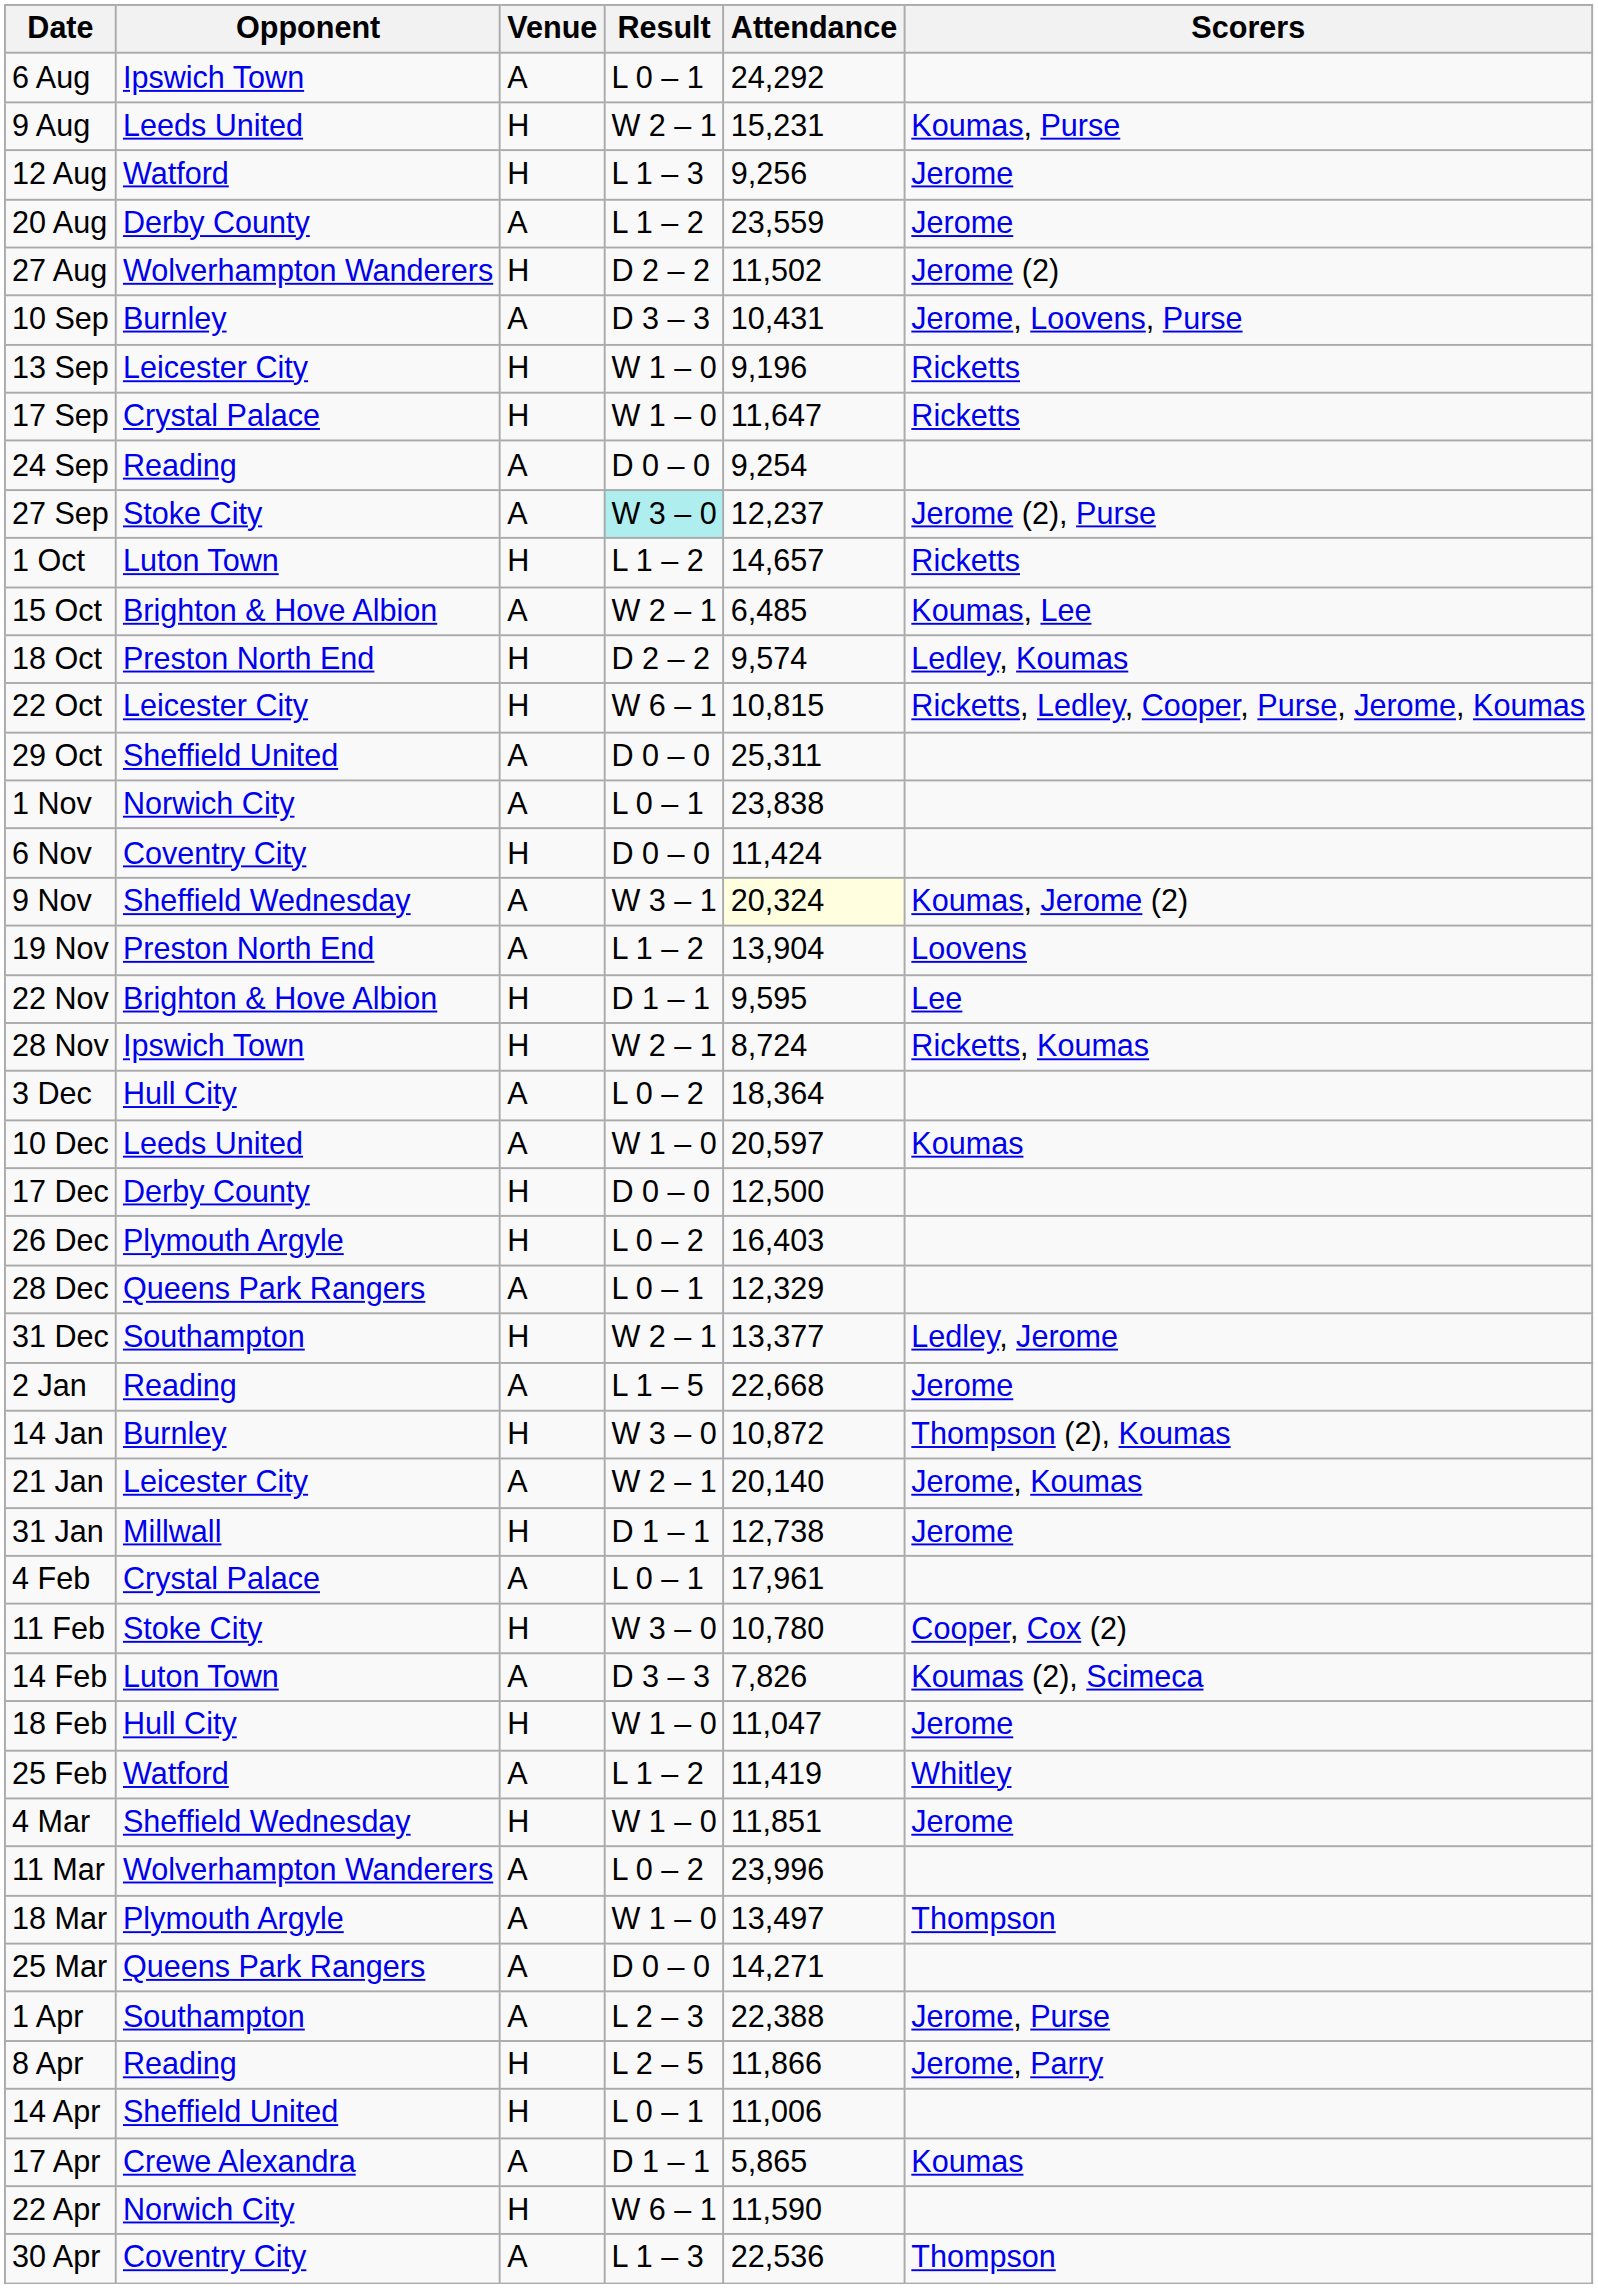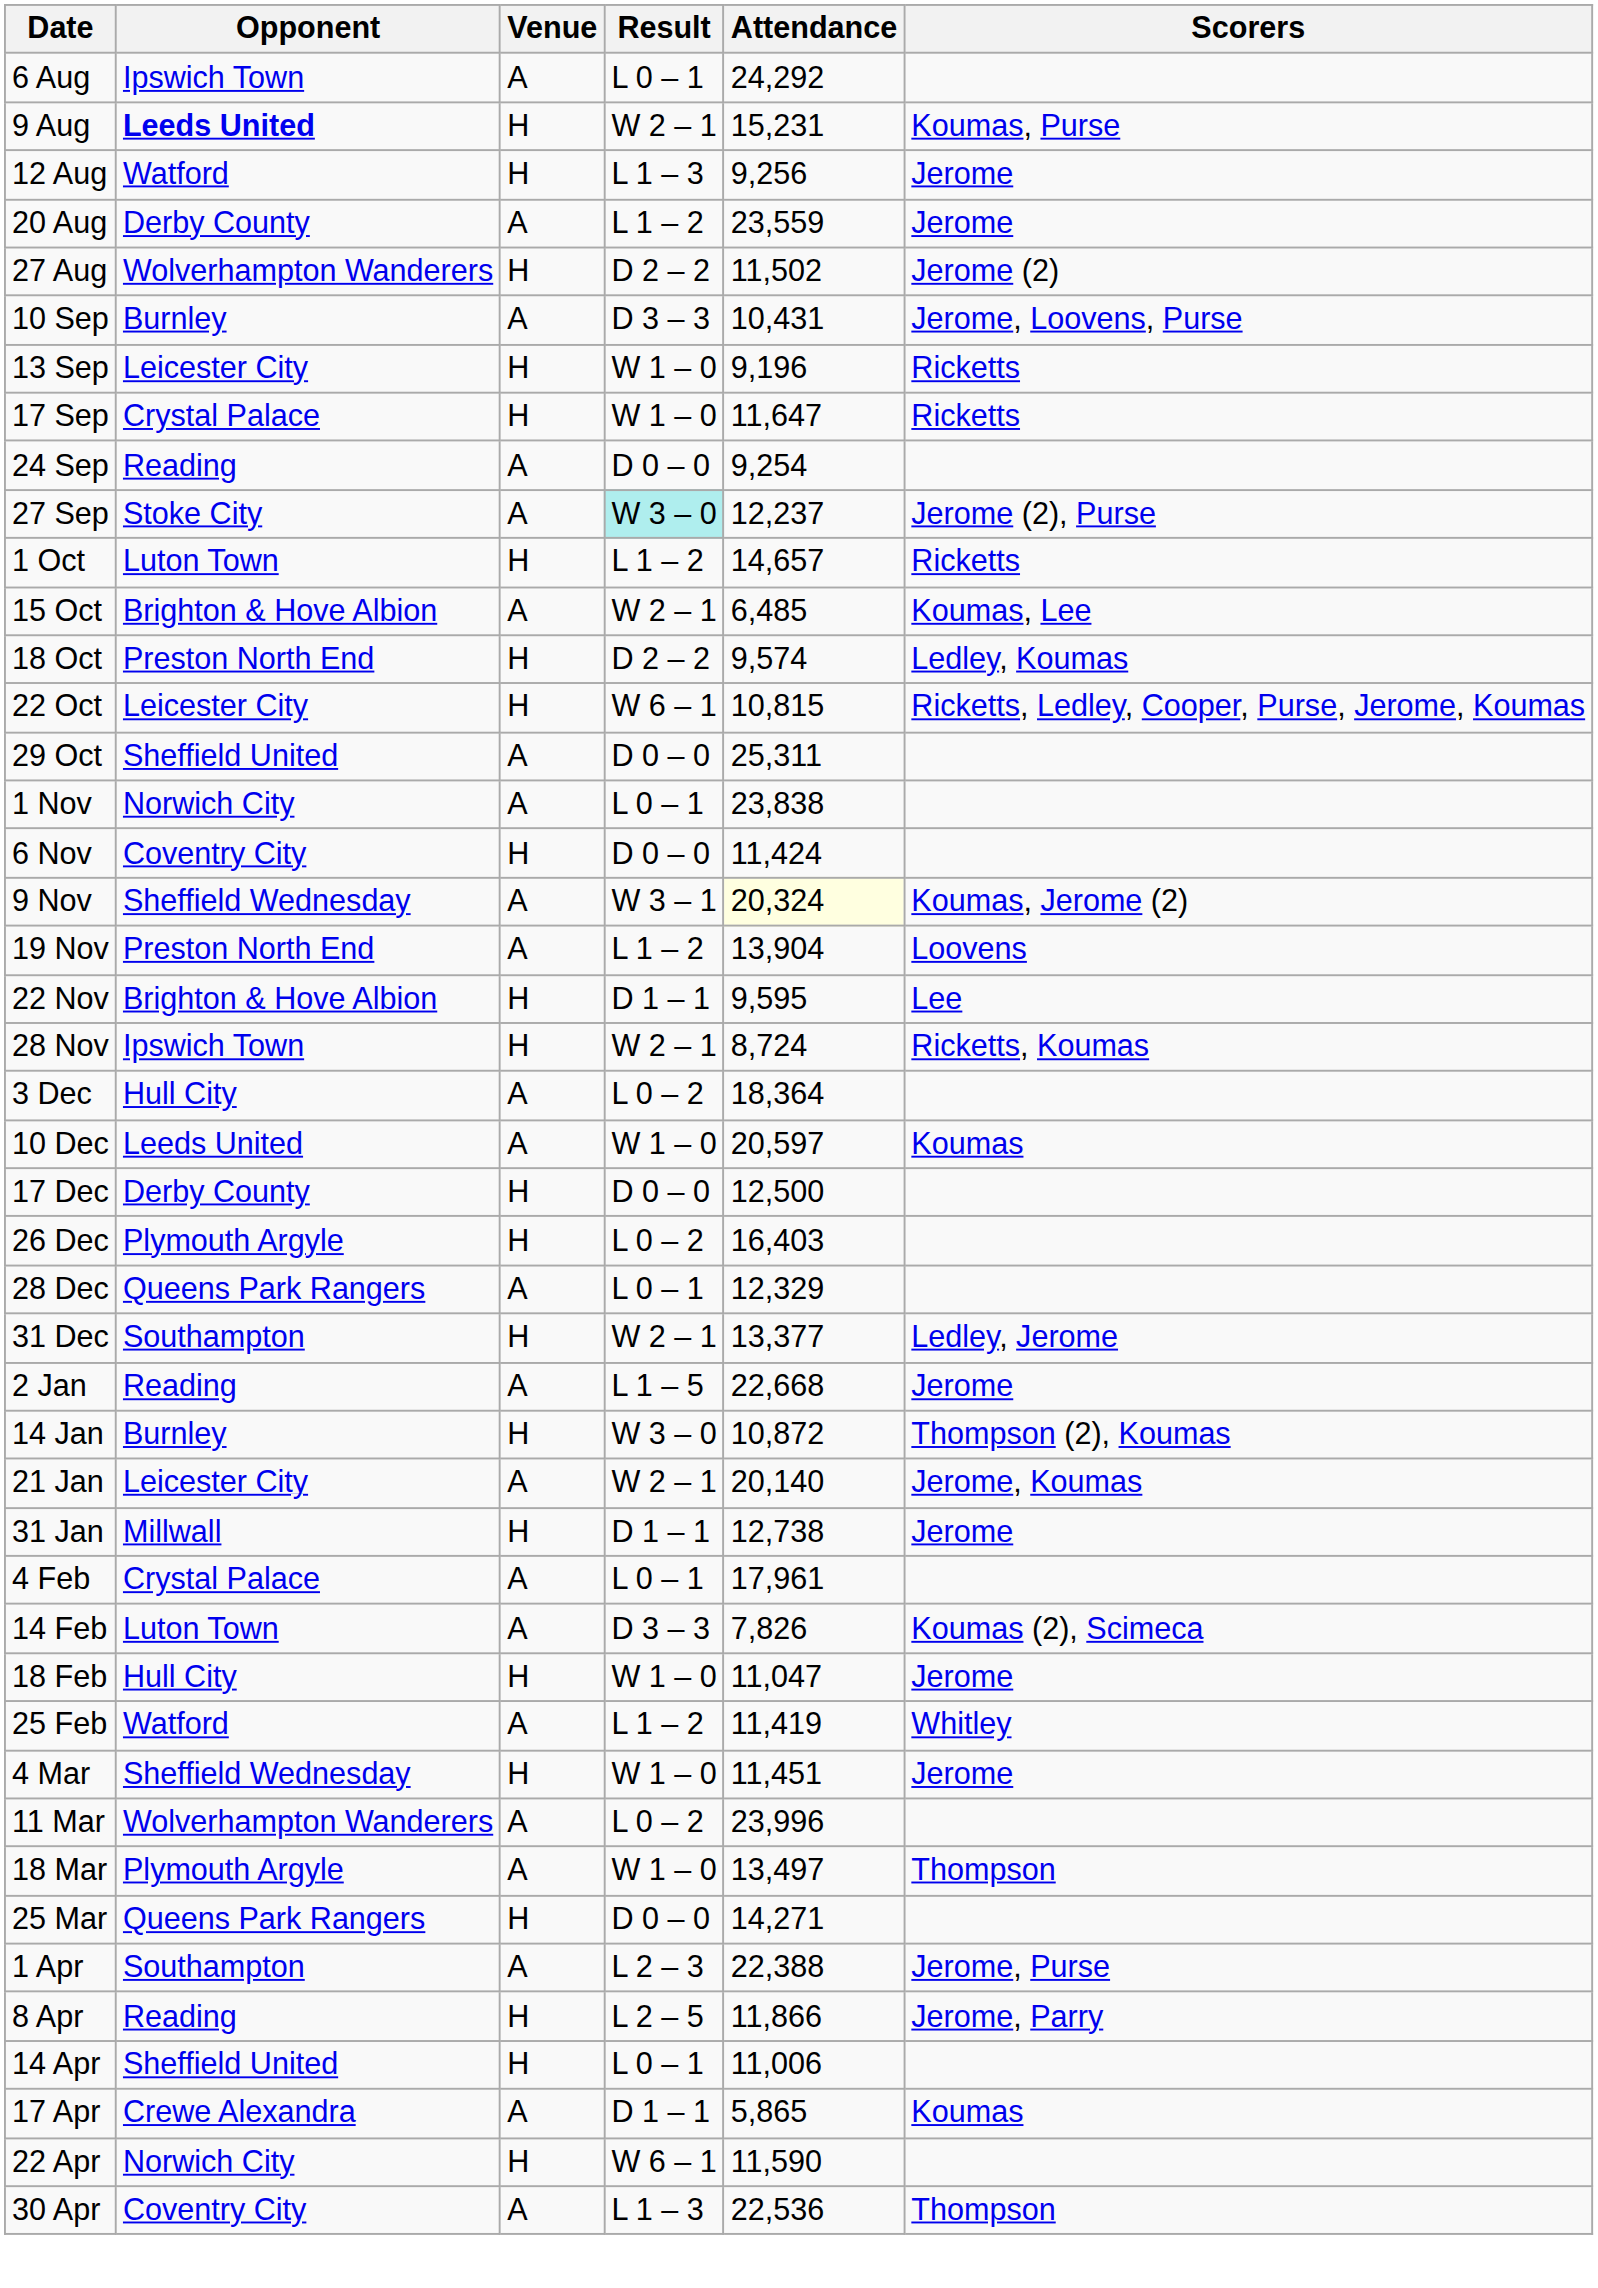(213, 125) normal -> (219, 125) bold
- row: (58, 1628)
(776, 1821) 11,851 -> (776, 1773) 11,451
(518, 1967) A -> (518, 1918) H
